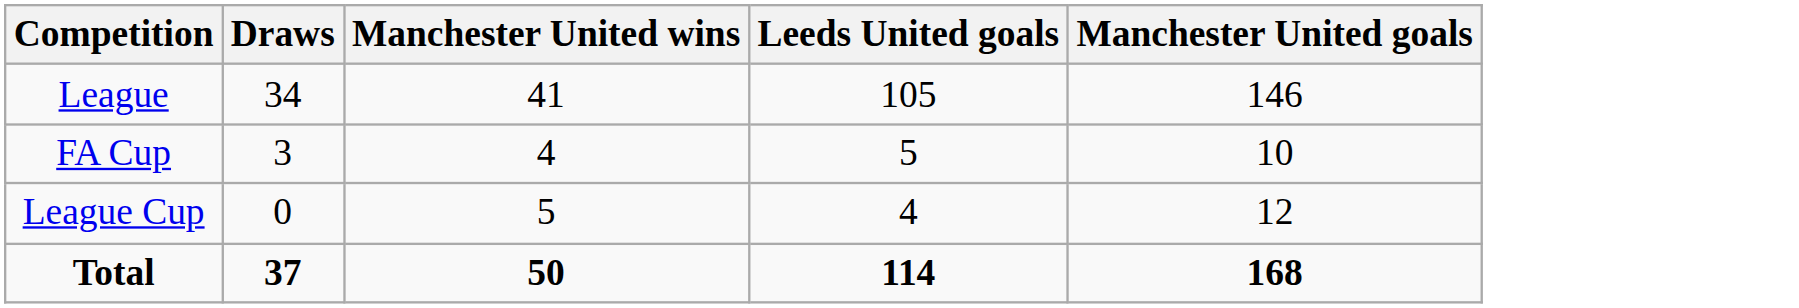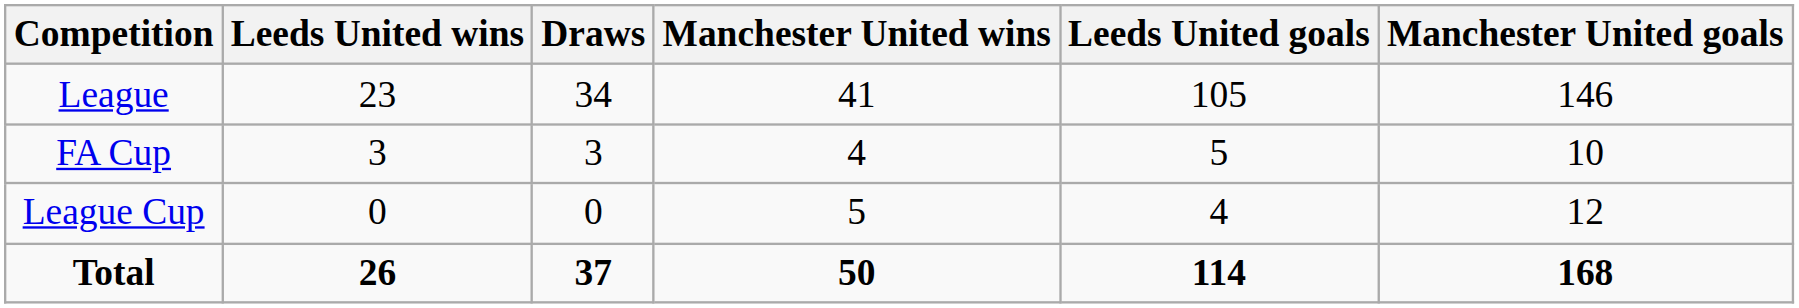+ column: (377, 34)
